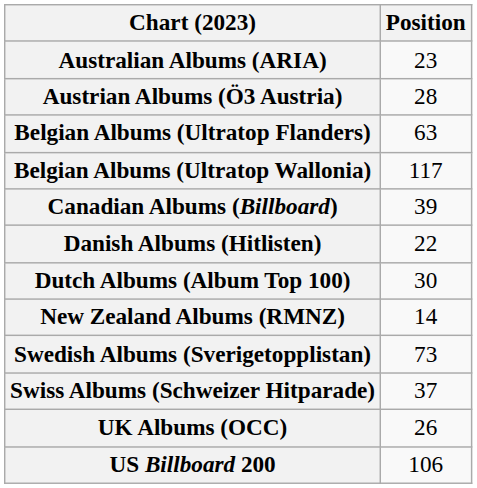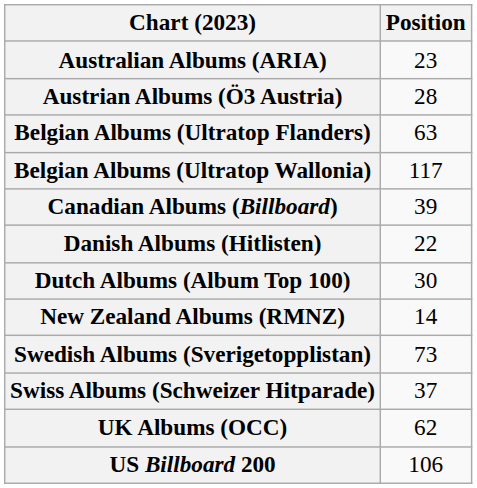(426, 427) 26 -> (426, 427) 62
